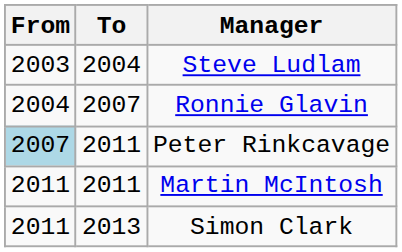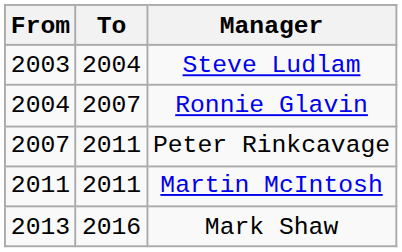(40, 146) lightblue background -> (40, 146) no background
- row: (272, 226)
+ row: (272, 226)
